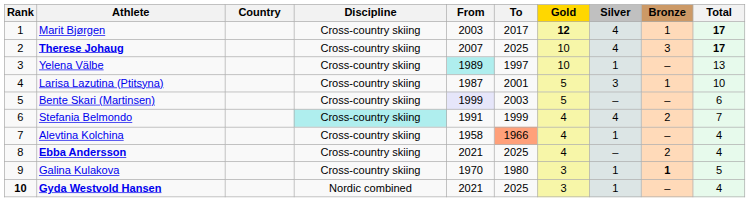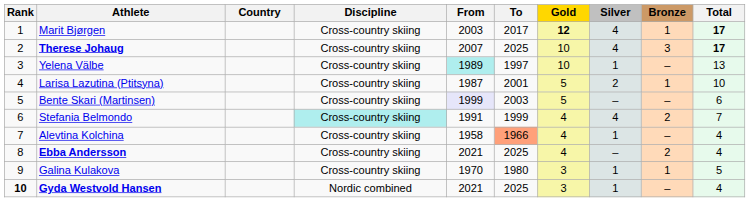(615, 83) 3 -> (615, 83) 2
(667, 170) bold -> (667, 170) normal
